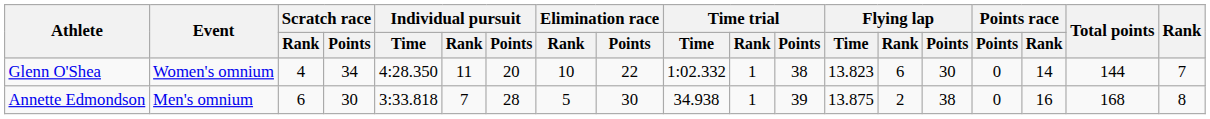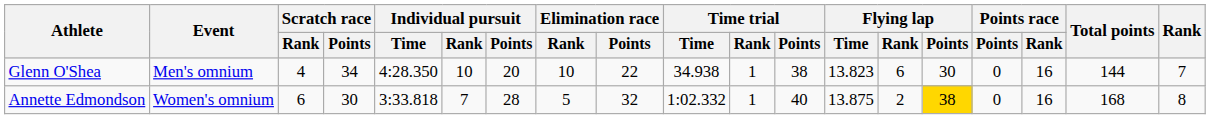(214, 72) Women's omnium -> (203, 72) Men's omnium
(464, 72) 11 -> (464, 72) 10
(697, 72) 1:02.332 -> (697, 72) 34.938
(1044, 72) 14 -> (1044, 72) 16
(203, 99) Men's omnium -> (214, 99) Women's omnium
(630, 99) 30 -> (630, 99) 32
(697, 99) 34.938 -> (697, 99) 1:02.332
(799, 99) 39 -> (799, 99) 40
(947, 99) no background -> (947, 99) gold background
